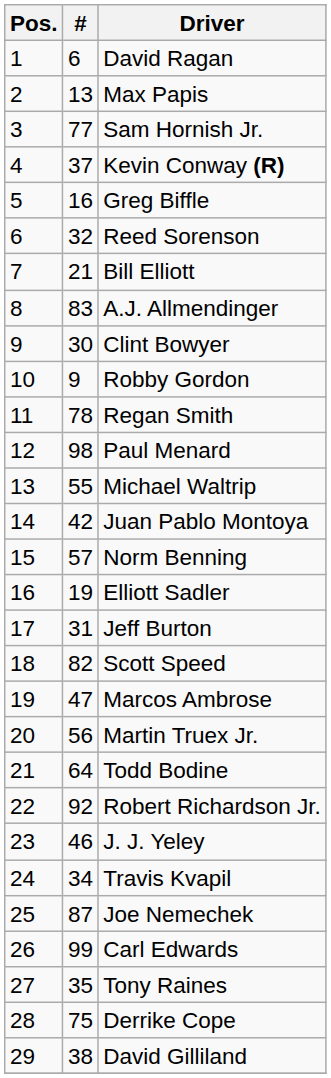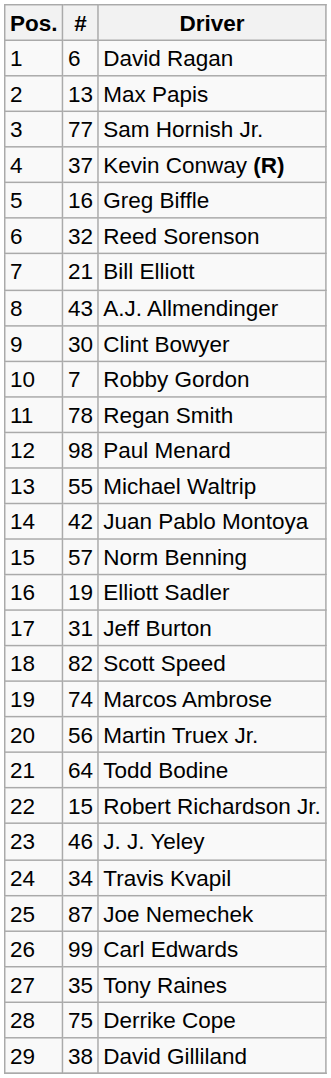(80, 308) 83 -> (80, 308) 43
(74, 379) 9 -> (74, 379) 7
(80, 699) 47 -> (80, 699) 74
(80, 806) 92 -> (80, 806) 15
